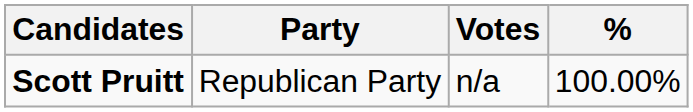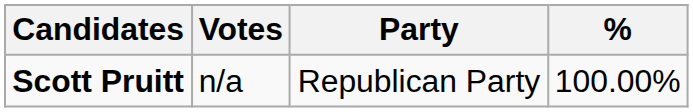columns swapped: (320, 29) <-> (498, 29)
